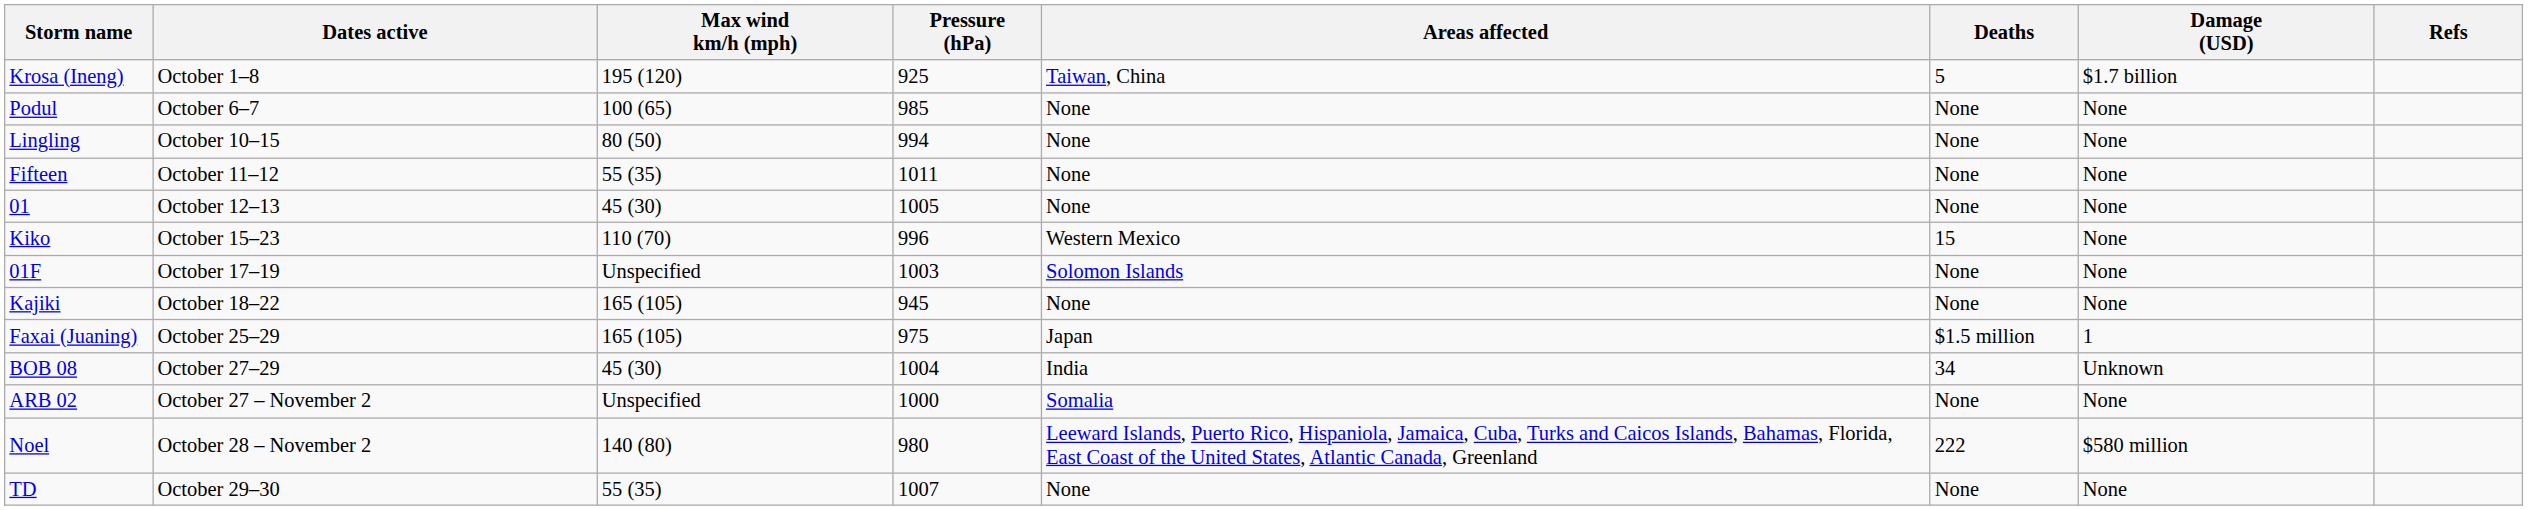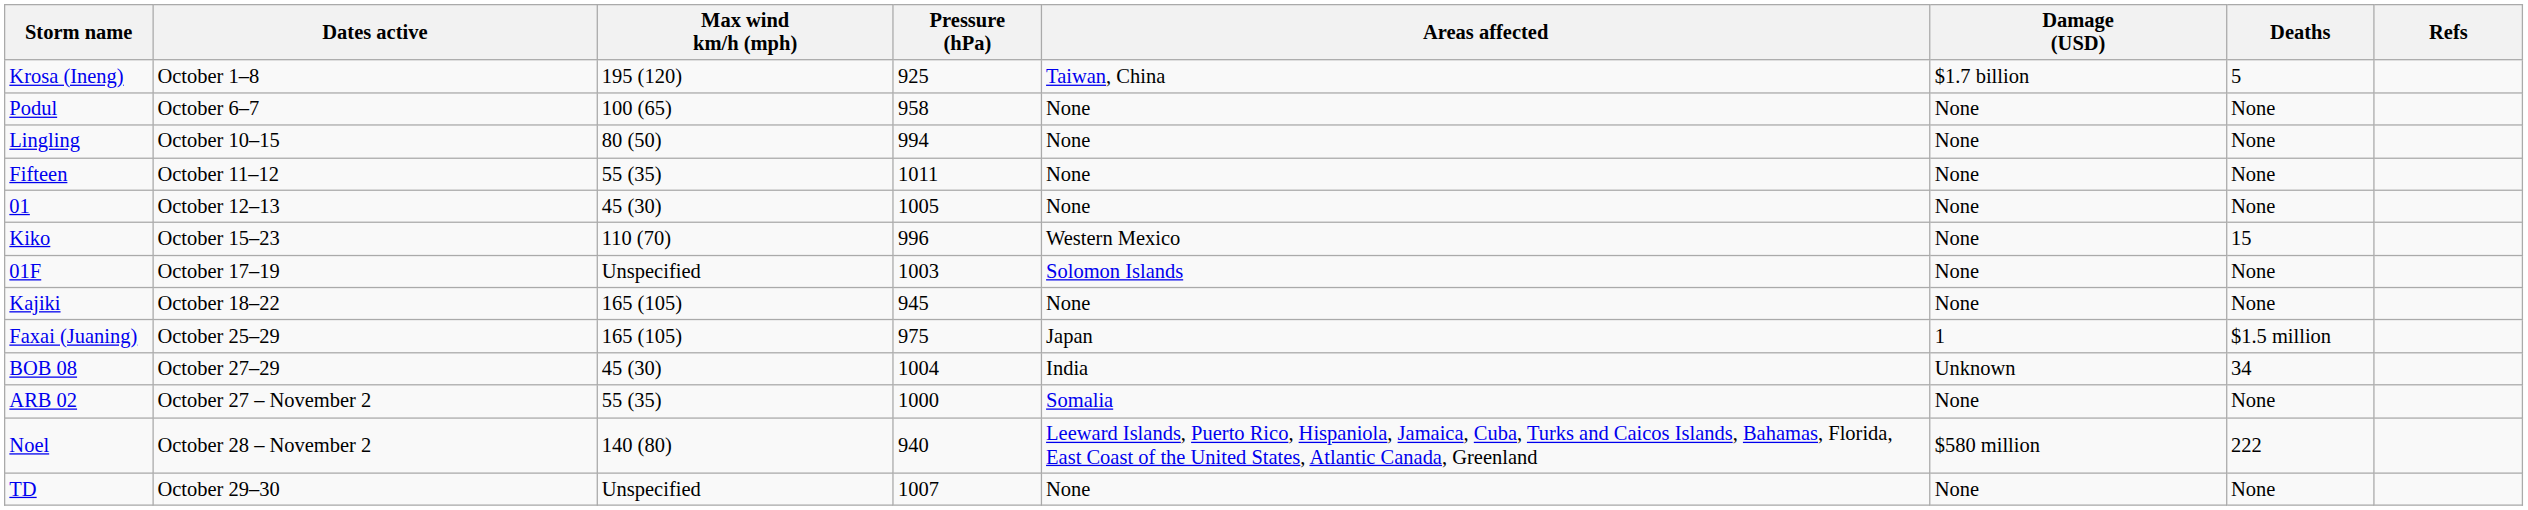columns swapped: (2226, 32) <-> (2004, 32)
(913, 108) 985 -> (913, 108) 958
(651, 401) Unspecified -> (632, 401) 55 (35)
(913, 445) 980 -> (913, 445) 940
(632, 489) 55 (35) -> (651, 489) Unspecified
